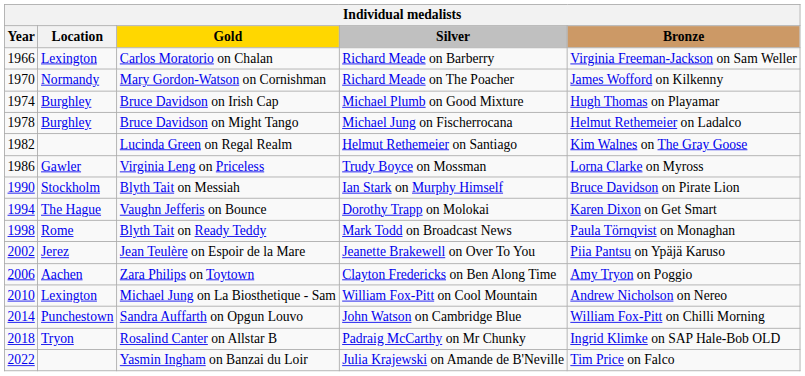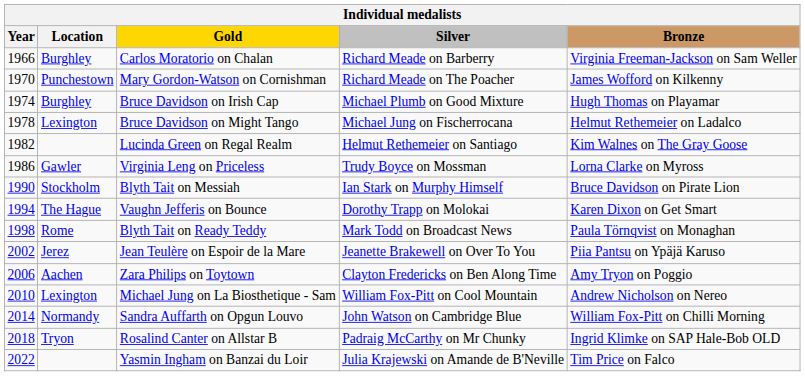(69, 58) Lexington -> (66, 58) Burghley
(70, 79) Normandy -> (77, 79) Punchestown
(66, 123) Burghley -> (69, 123) Lexington
(77, 317) Punchestown -> (70, 317) Normandy
